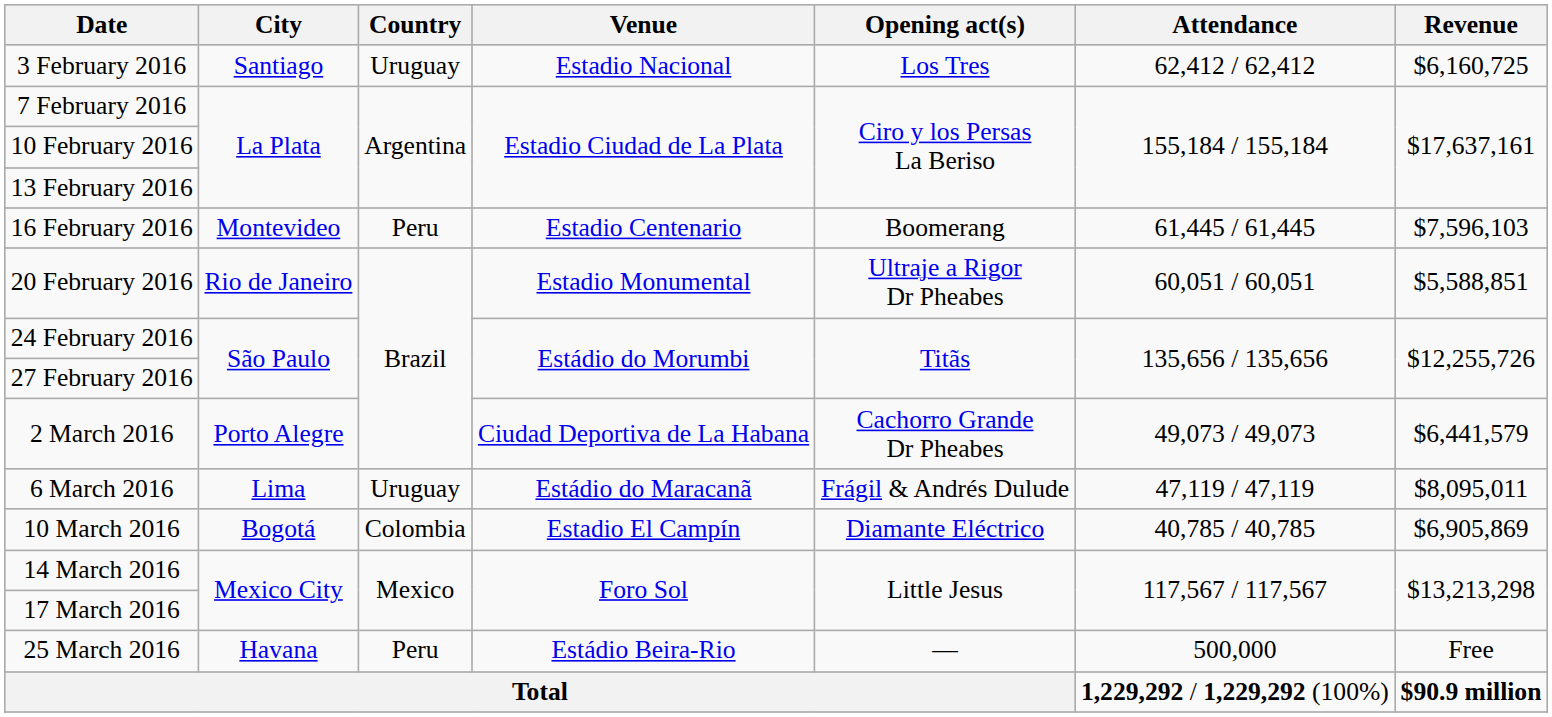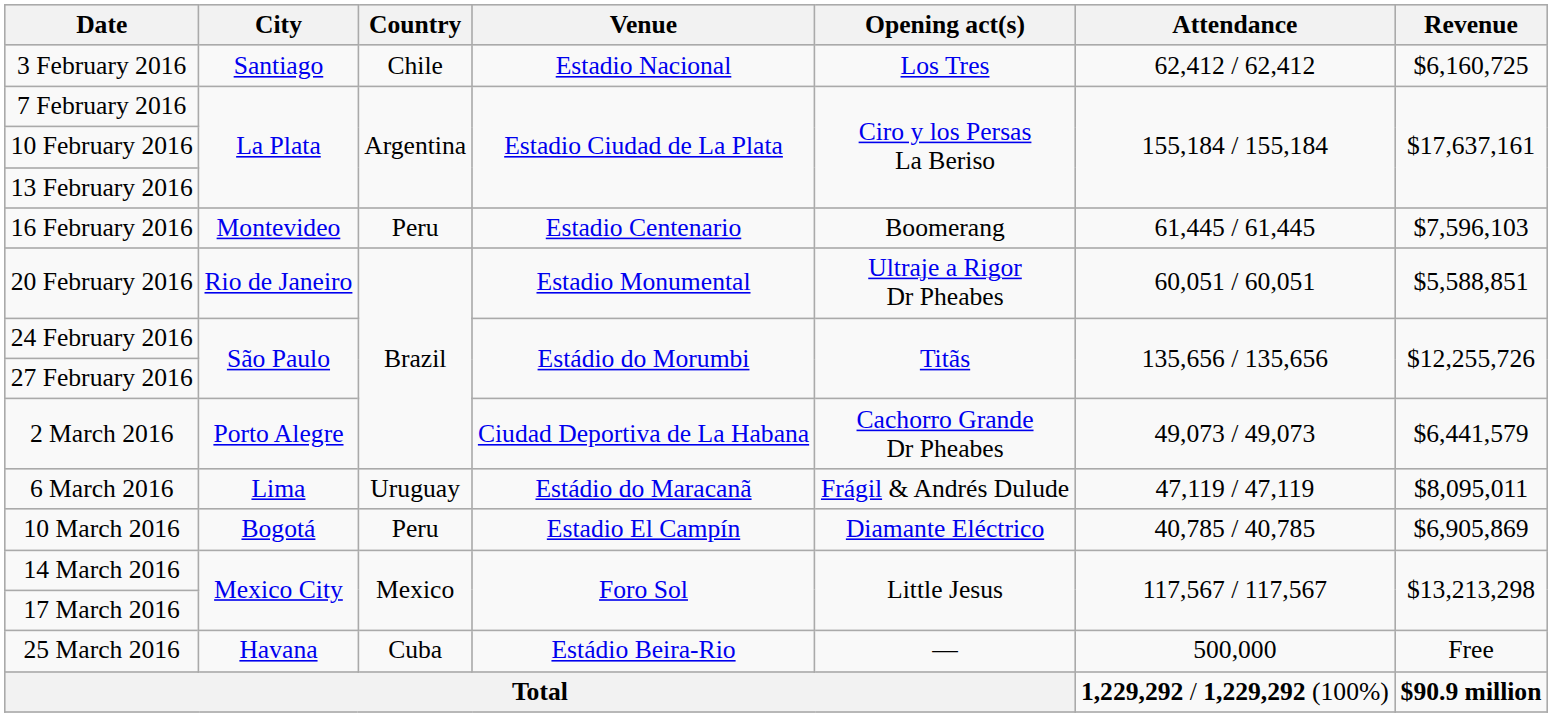(415, 65) Uruguay -> (415, 65) Chile
(415, 529) Colombia -> (415, 529) Peru
(415, 650) Peru -> (415, 650) Cuba
